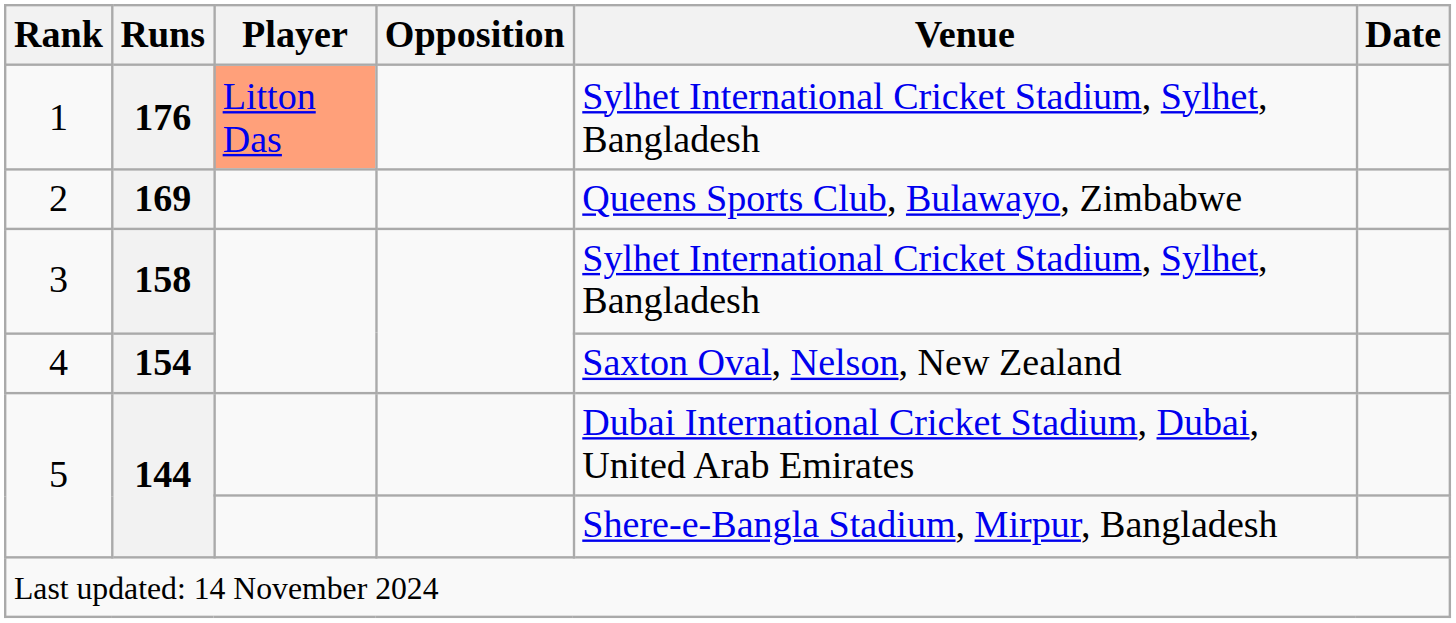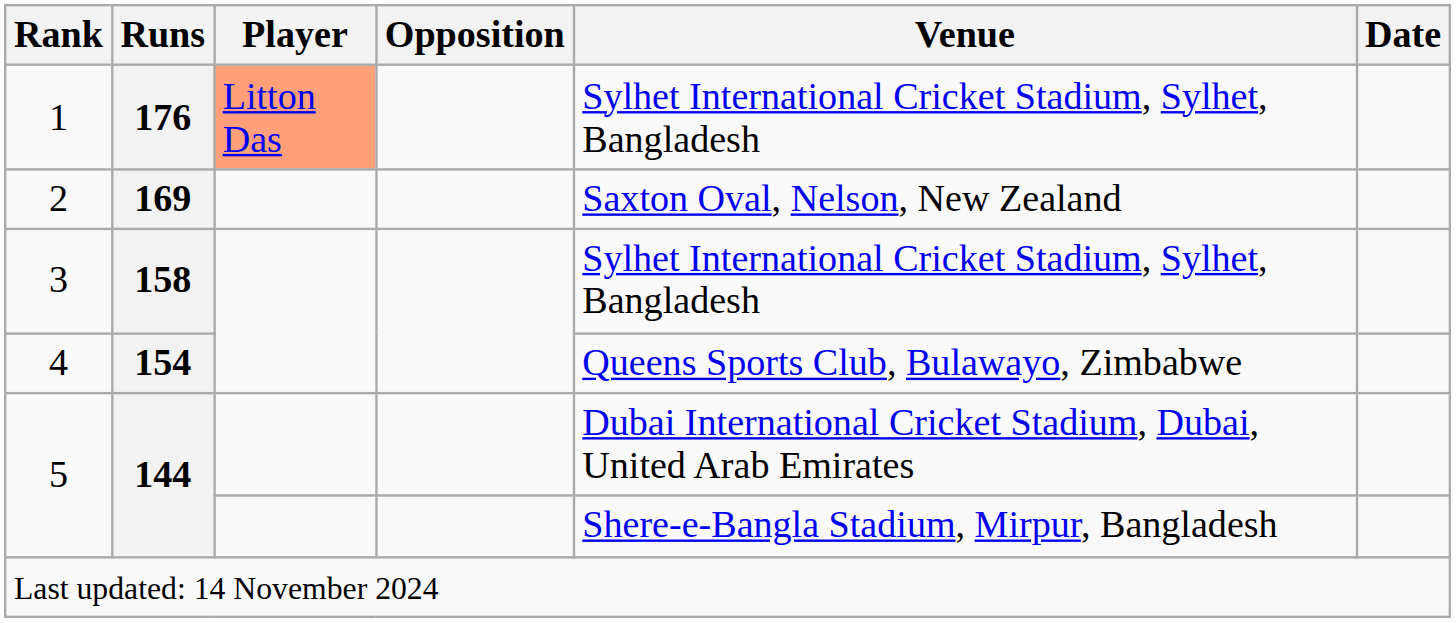(912, 198) Queens Sports Club, Bulawayo, Zimbabwe -> (852, 198) Saxton Oval, Nelson, New Zealand
(852, 361) Saxton Oval, Nelson, New Zealand -> (912, 361) Queens Sports Club, Bulawayo, Zimbabwe
